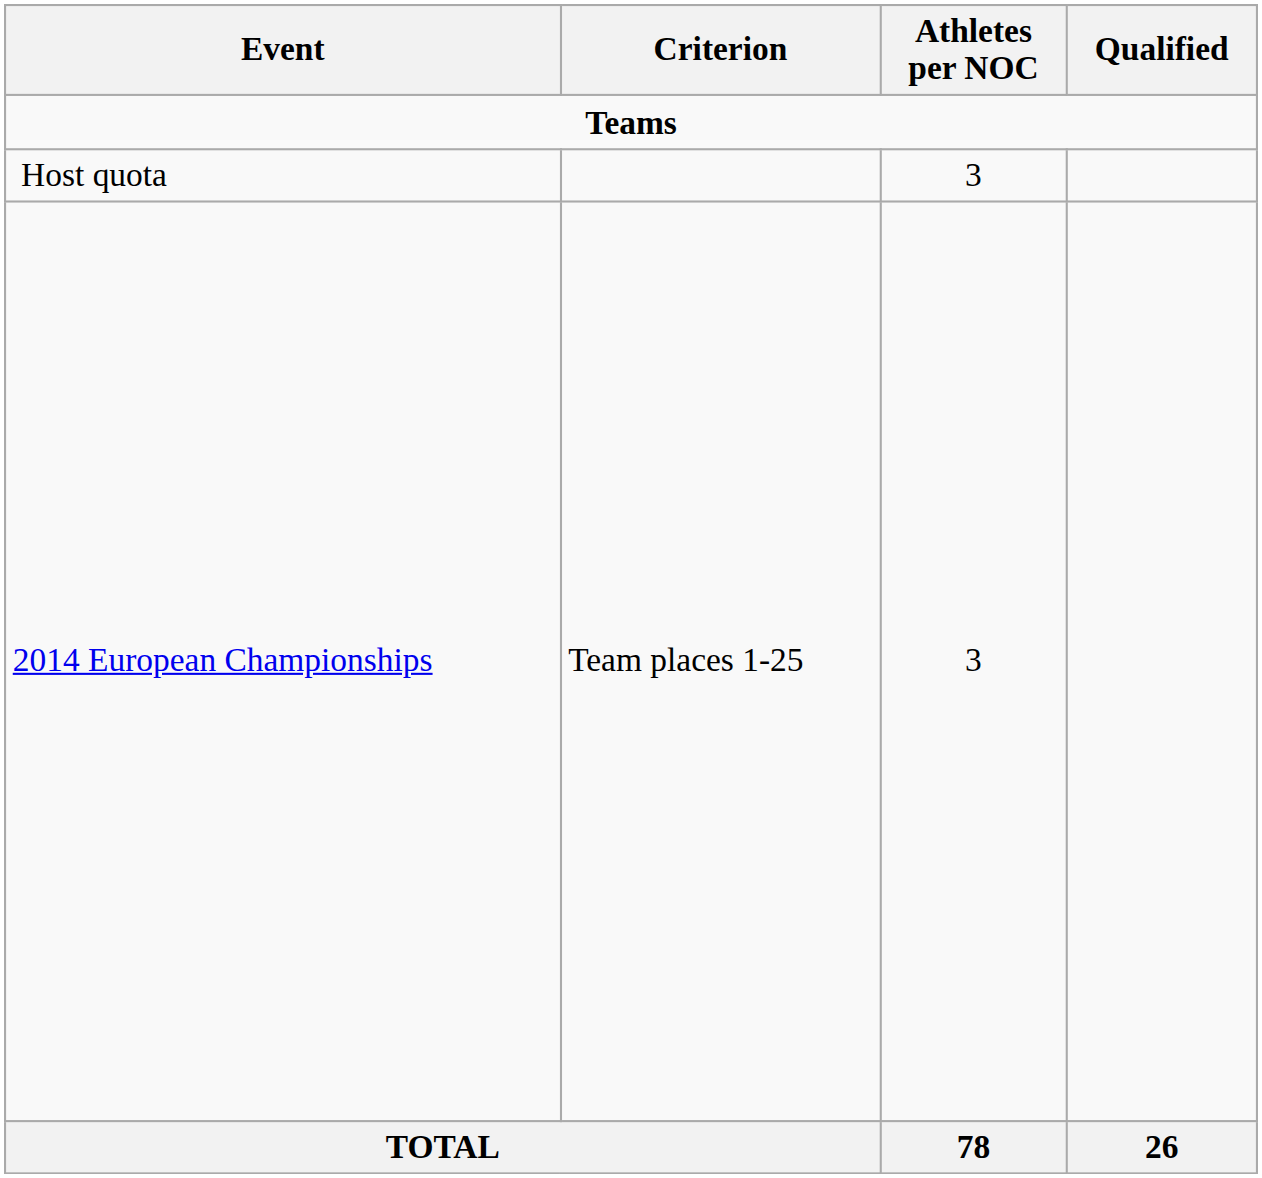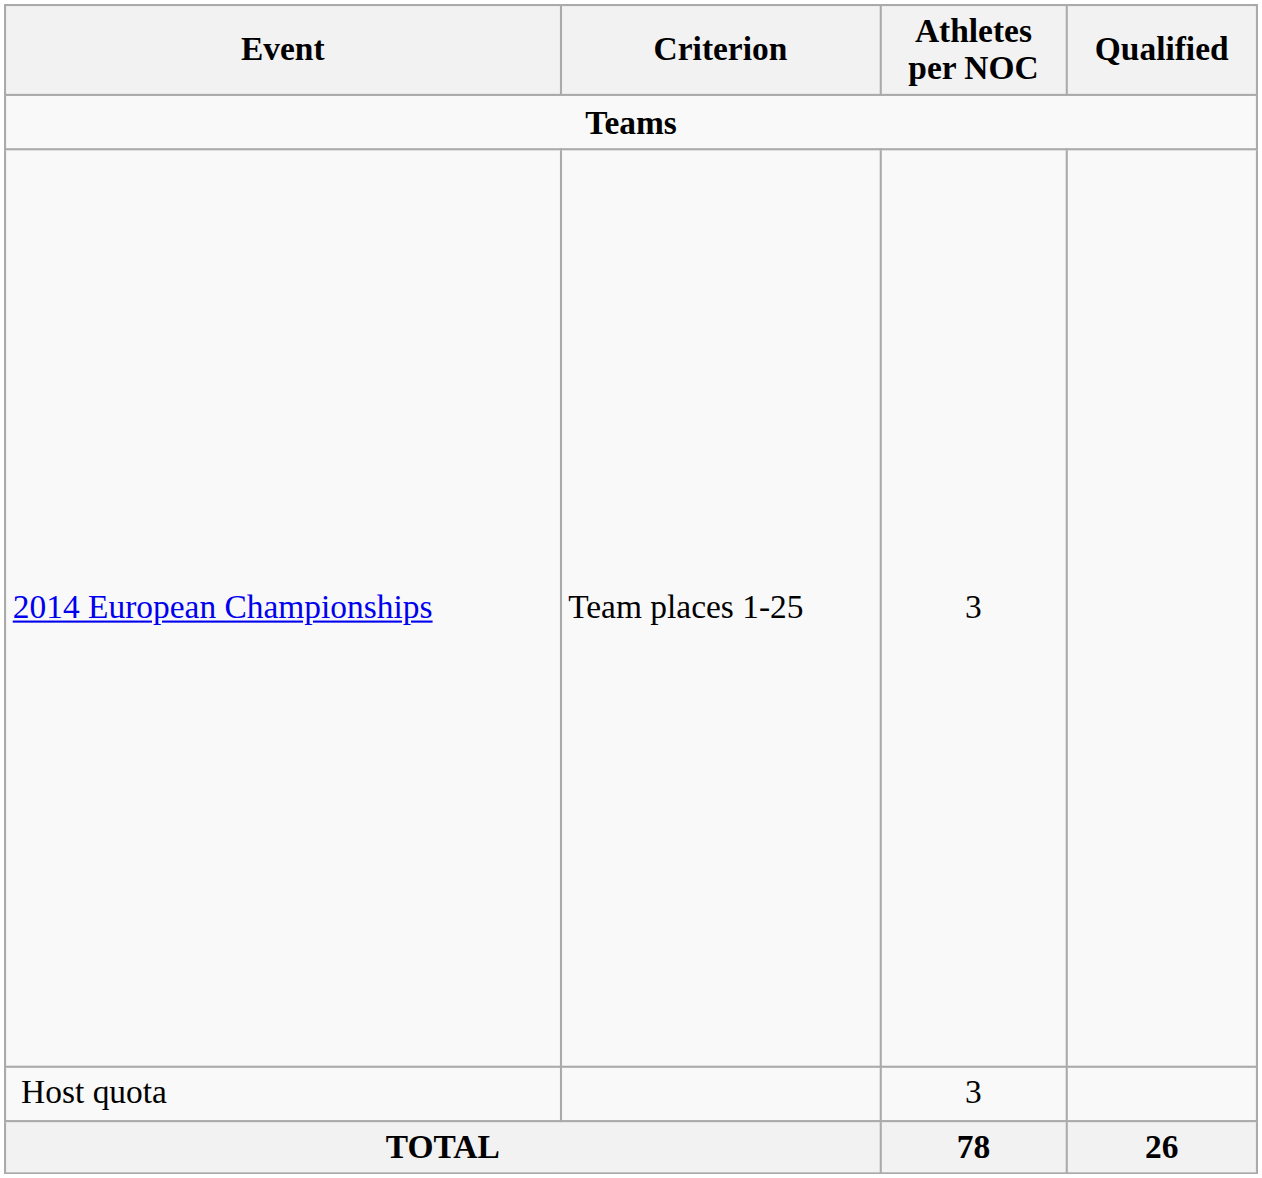rows swapped: (90, 174) <-> (223, 660)
